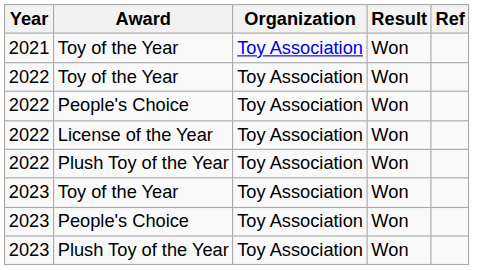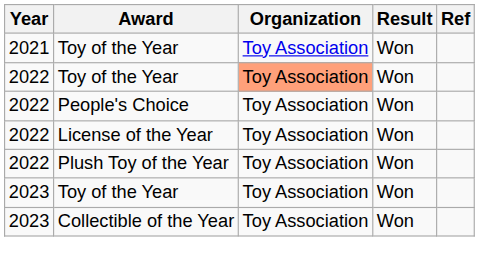(300, 76) no background -> (305, 76) lightsalmon background
- row: (29, 221)
- row: (29, 250)
+ row: (29, 221)
